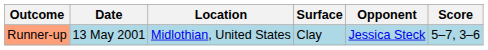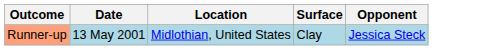- column: (456, 14)
